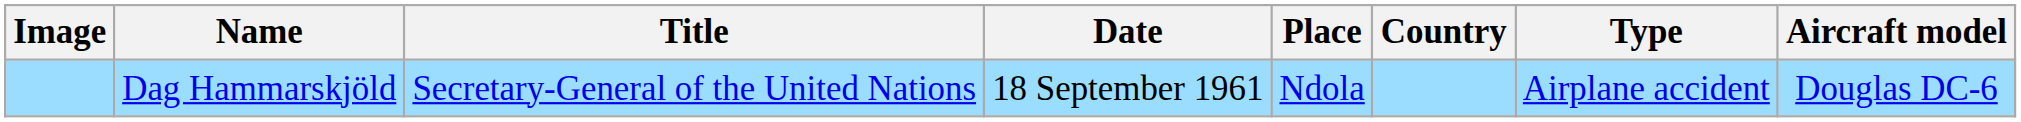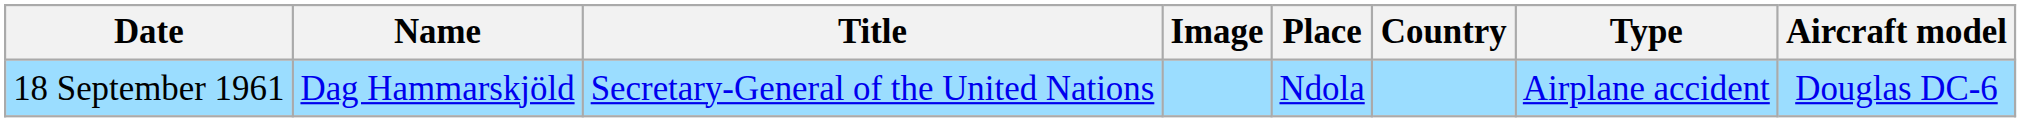columns swapped: (60, 32) <-> (1128, 32)
